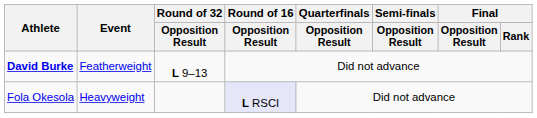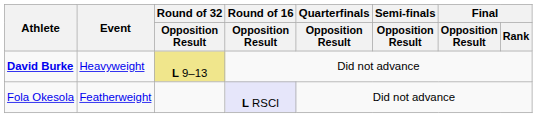(115, 67) Featherweight -> (112, 67) Heavyweight
(190, 73) no background -> (190, 73) khaki background
(112, 97) Heavyweight -> (115, 97) Featherweight
